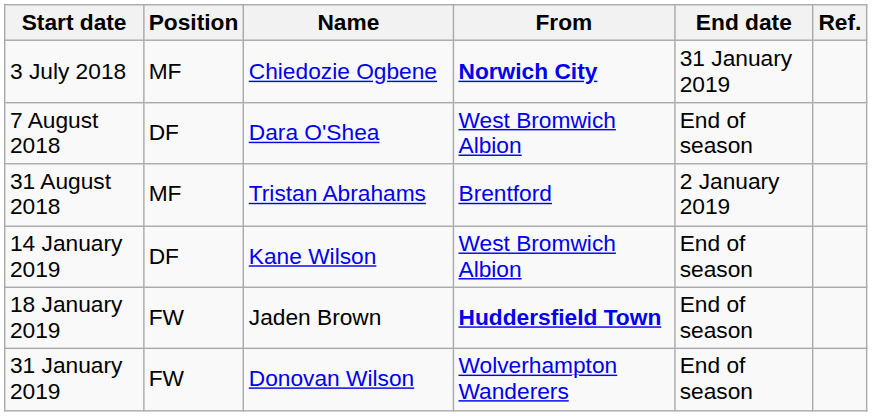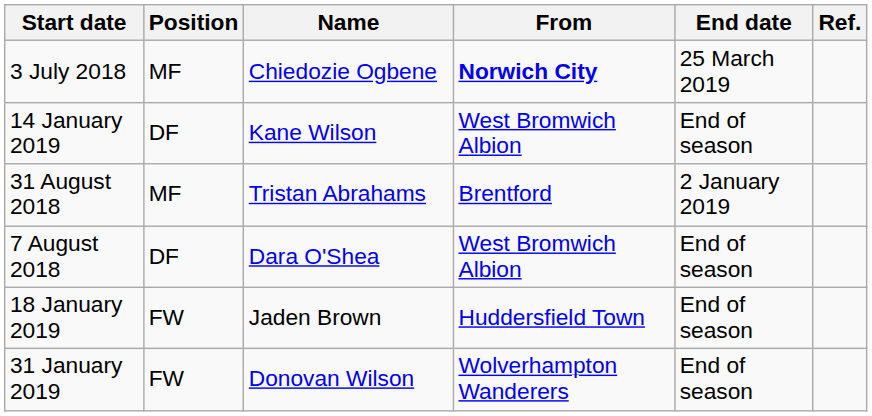(736, 71) 31 January 2019 -> (727, 71) 25 March 2019
rows swapped: (54, 132) <-> (66, 256)
(560, 317) bold -> (552, 317) normal
